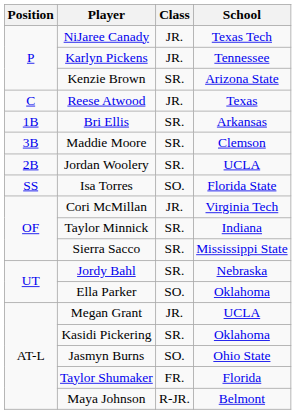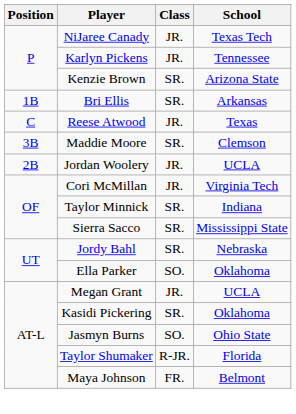rows swapped: (106, 100) <-> (106, 121)
(174, 164) SR. -> (174, 164) JR.
- row: (106, 185)
(174, 377) FR. -> (174, 356) R-JR.
(174, 398) R-JR. -> (174, 377) FR.
